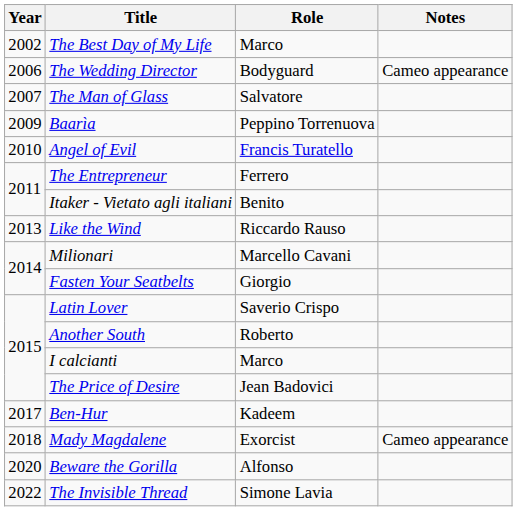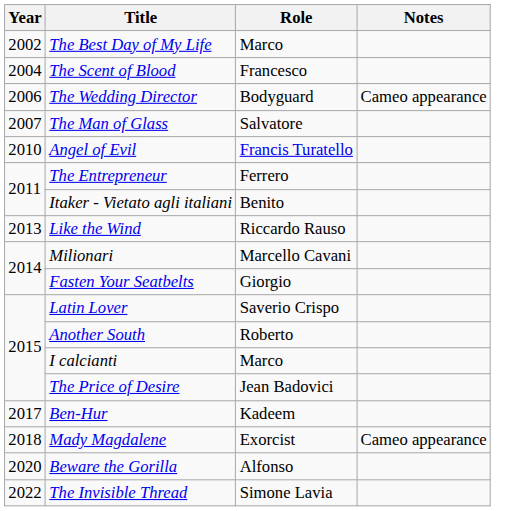+ row: (112, 70)
- row: (72, 123)
